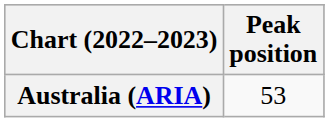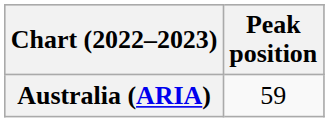(273, 95) 53 -> (273, 95) 59
